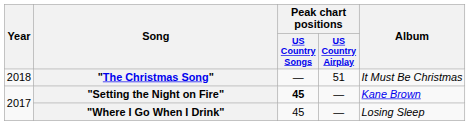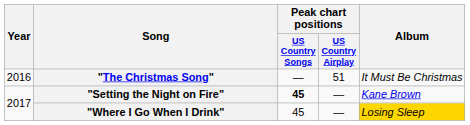(19, 77) 2018 -> (19, 77) 2016
(393, 112) no background -> (393, 112) gold background
